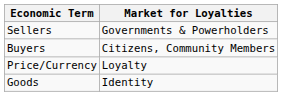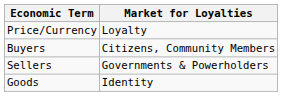rows swapped: (29, 30) <-> (52, 65)
